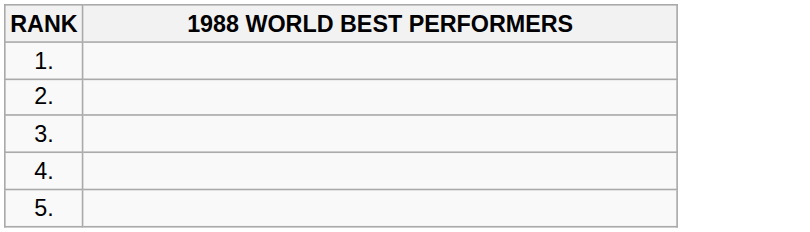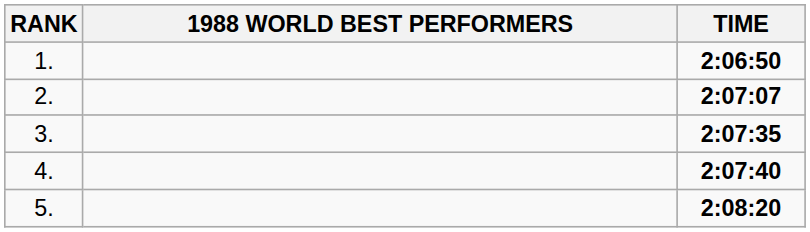+ column: (741, 24)
